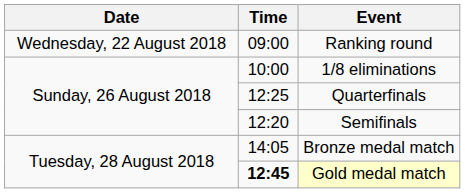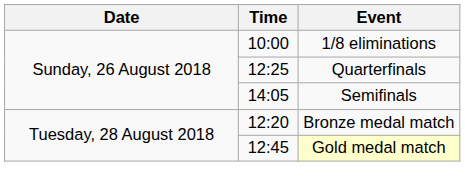- row: (379, 43)
(268, 122) 12:20 -> (268, 95) 14:05
(268, 148) 14:05 -> (268, 122) 12:20
(268, 174) bold -> (268, 148) normal
